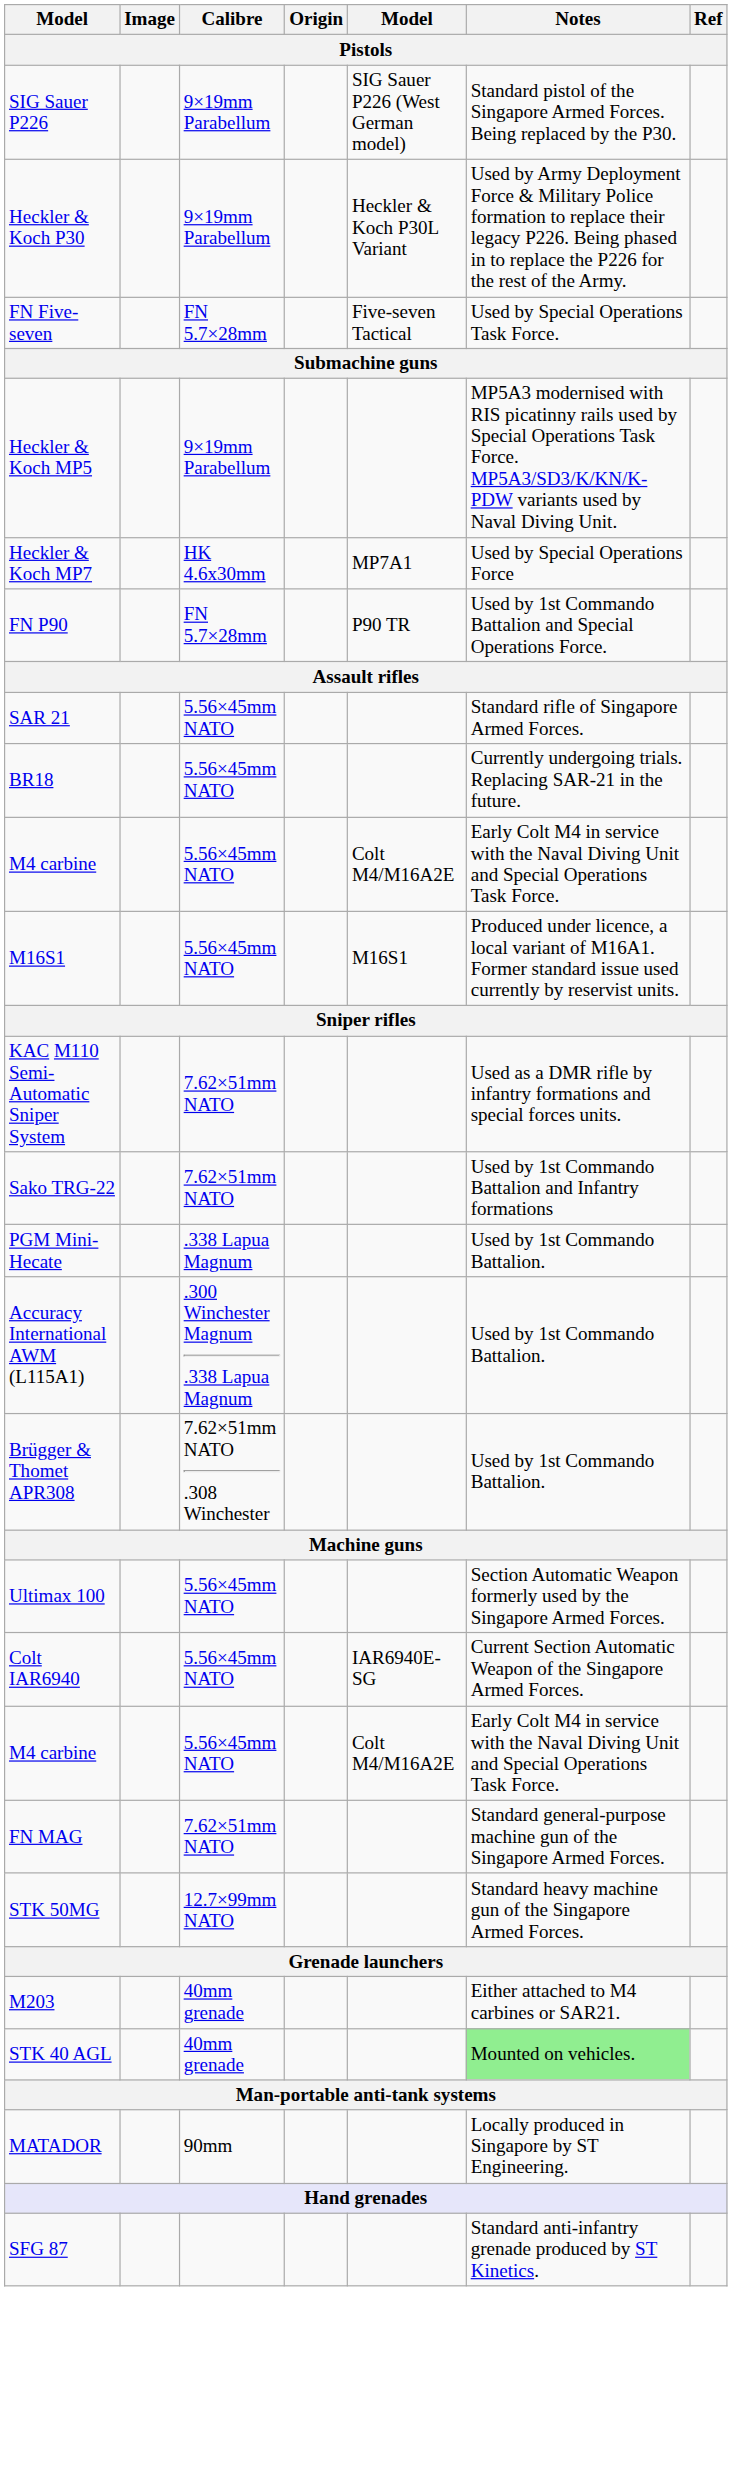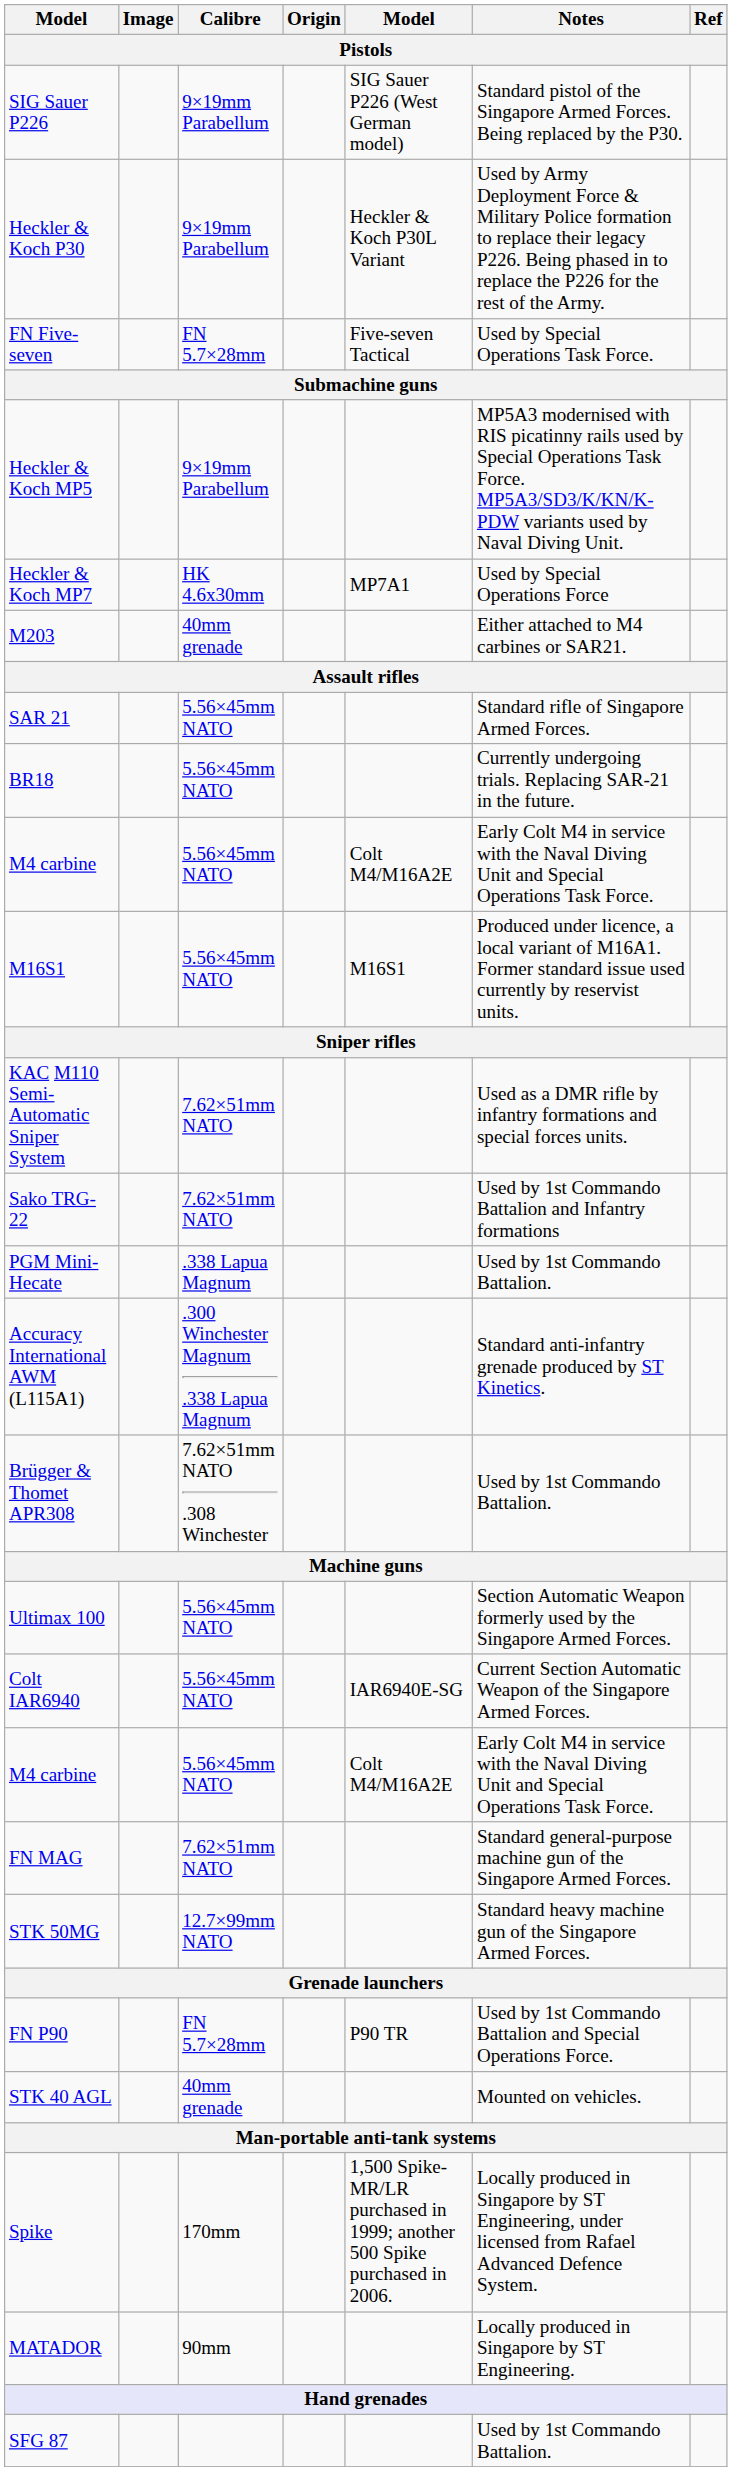rows swapped: (38, 625) <-> (32, 2002)
(562, 1344) Used by 1st Commando Battalion. -> (570, 1366) Standard anti-infantry grenade produced by ST Kinetics.
(553, 2053) lightgreen background -> (559, 2096) no background
+ row: (31, 2232)
(564, 2249) Standard anti-infantry grenade produced by ST Kinetics. -> (569, 2440) Used by 1st Commando Battalion.
